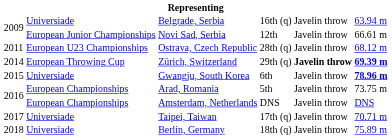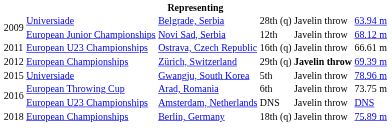(276, 21) 16th (q) -> (276, 21) 28th (q)
(371, 34) 66.61 m -> (371, 34) 68.12 m
(276, 48) 28th (q) -> (276, 48) 16th (q)
(371, 48) 68.12 m -> (371, 48) 66.61 m
(14, 62) 2014 -> (14, 62) 2012
(75, 62) European Throwing Cup -> (77, 62) European Championships
(371, 62) bold -> (371, 62) normal
(266, 75) 6th -> (266, 75) 5th
(371, 75) bold -> (371, 75) normal
(77, 89) European Championships -> (75, 89) European Throwing Cup
(266, 89) 5th -> (266, 89) 6th
(77, 103) European Championships -> (87, 103) European U23 Championships
- row: (187, 116)
(50, 130) Universiade -> (77, 116) European Championships
